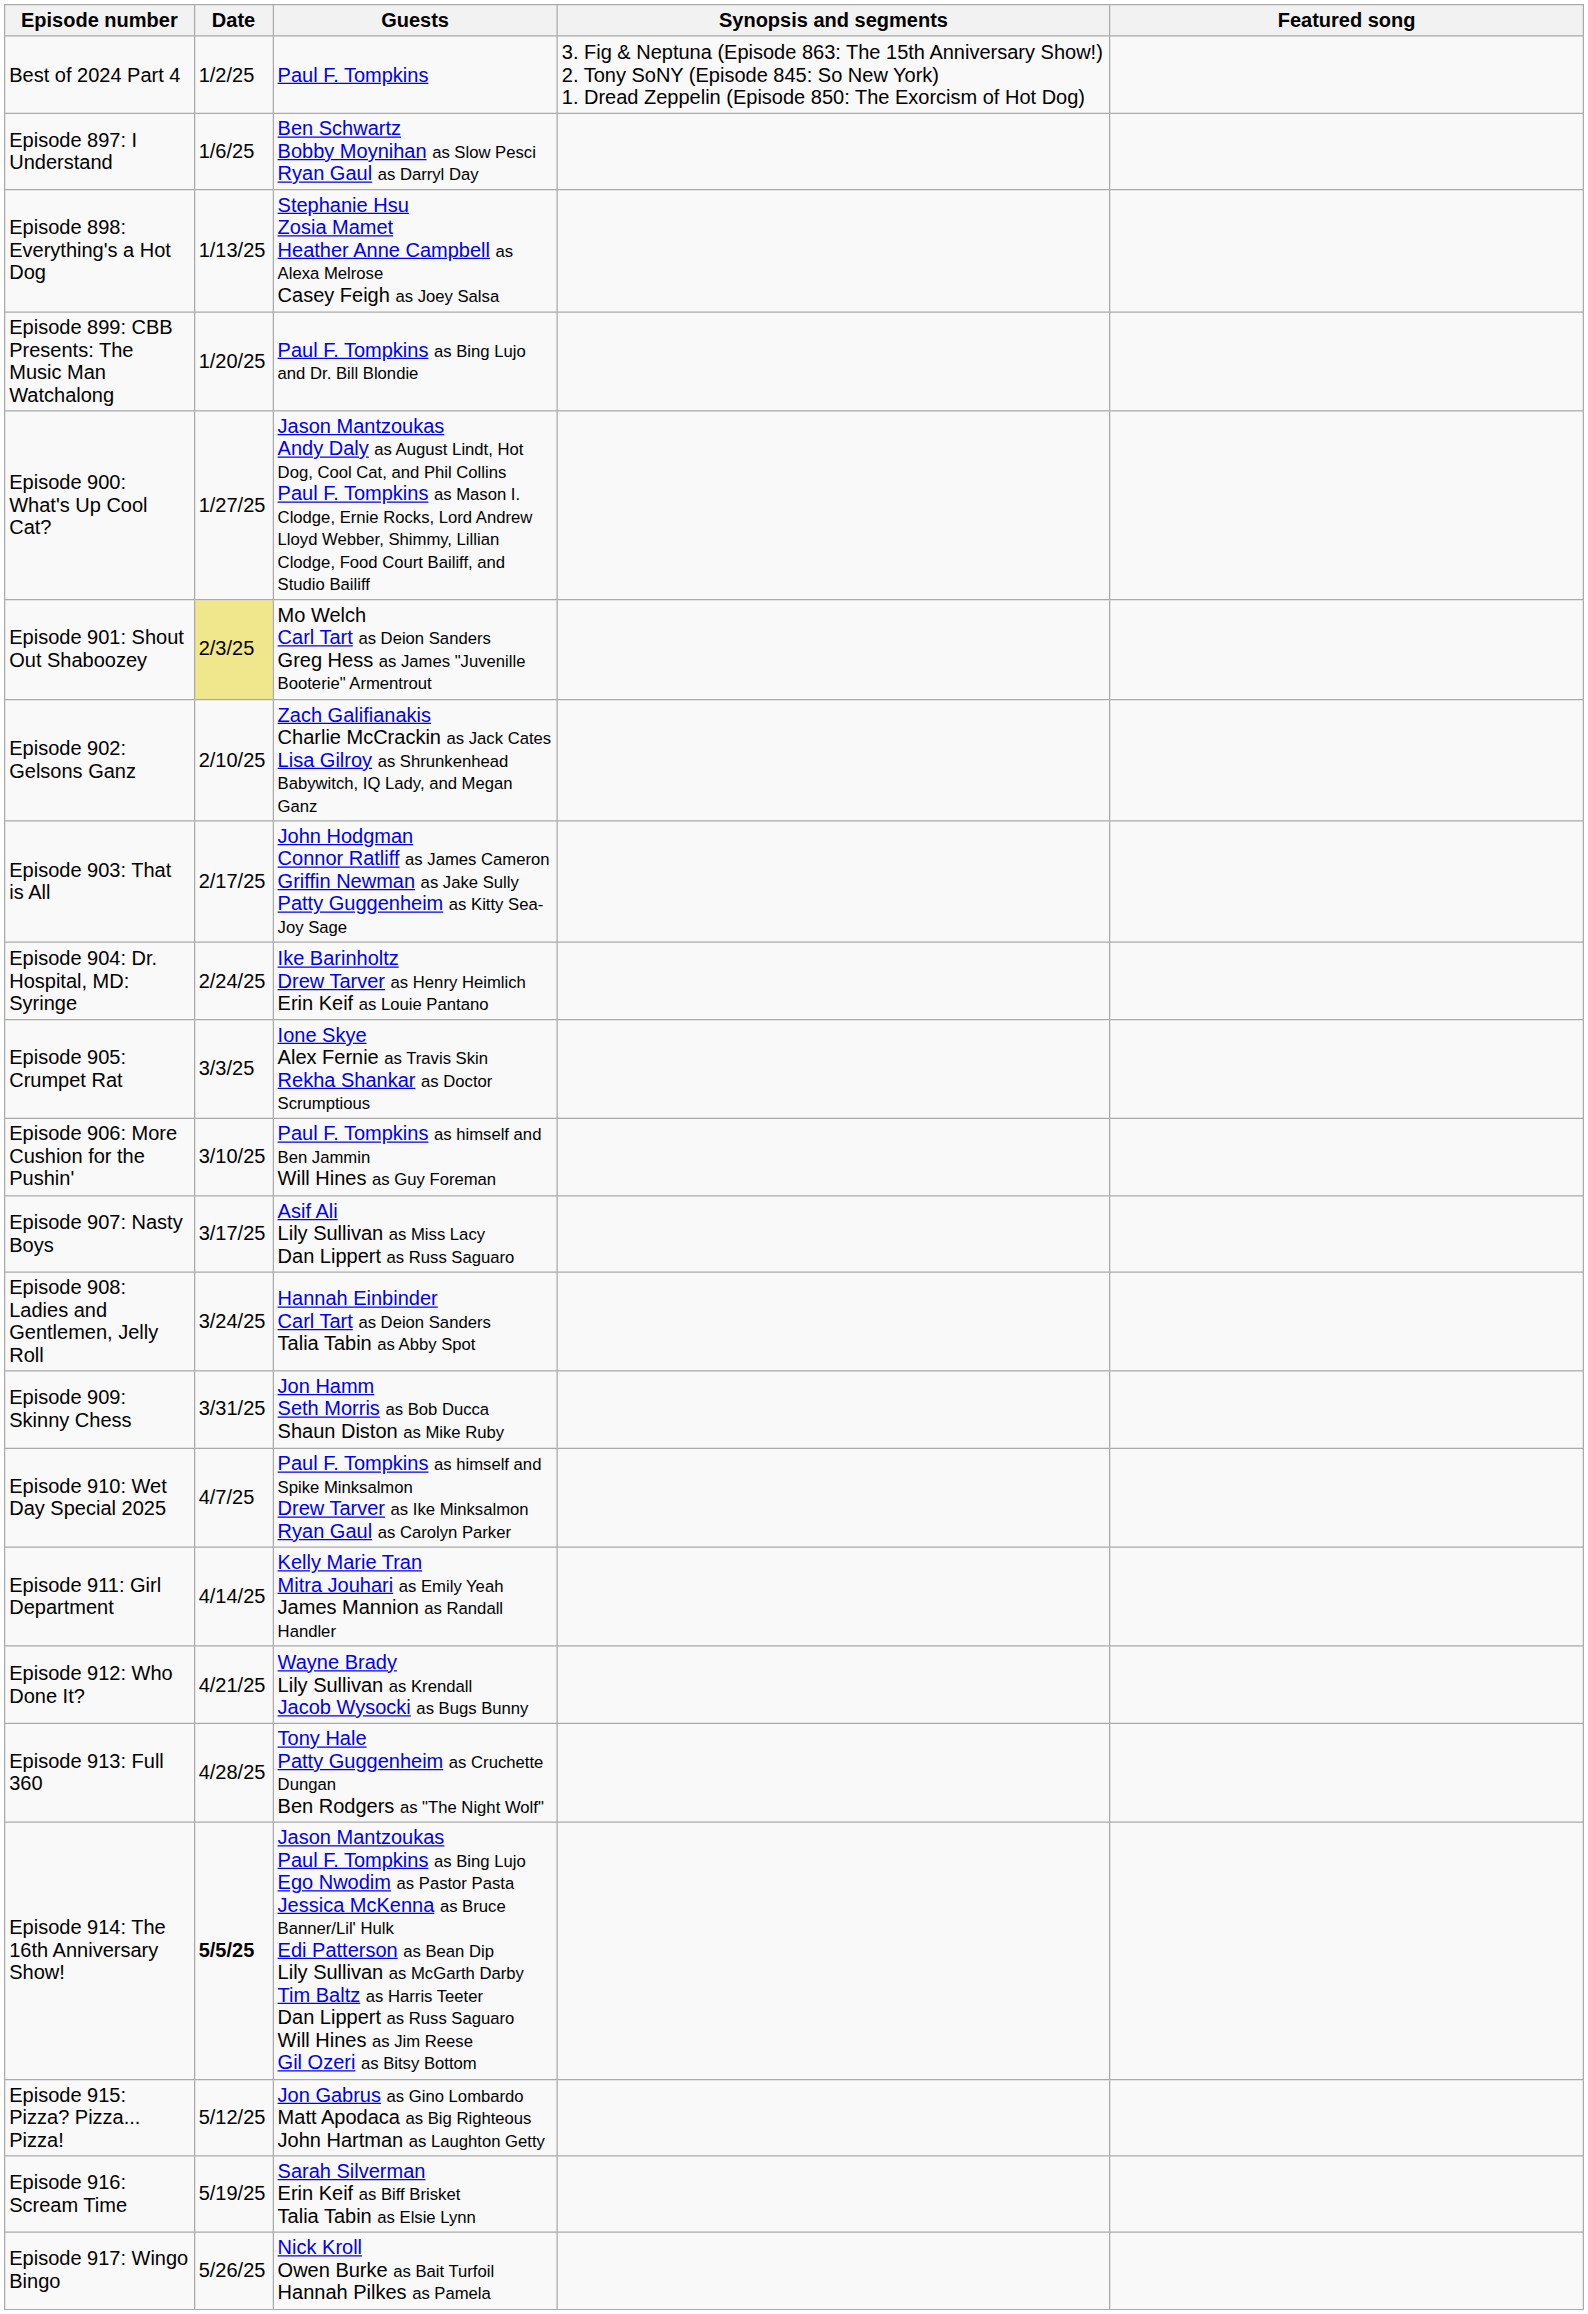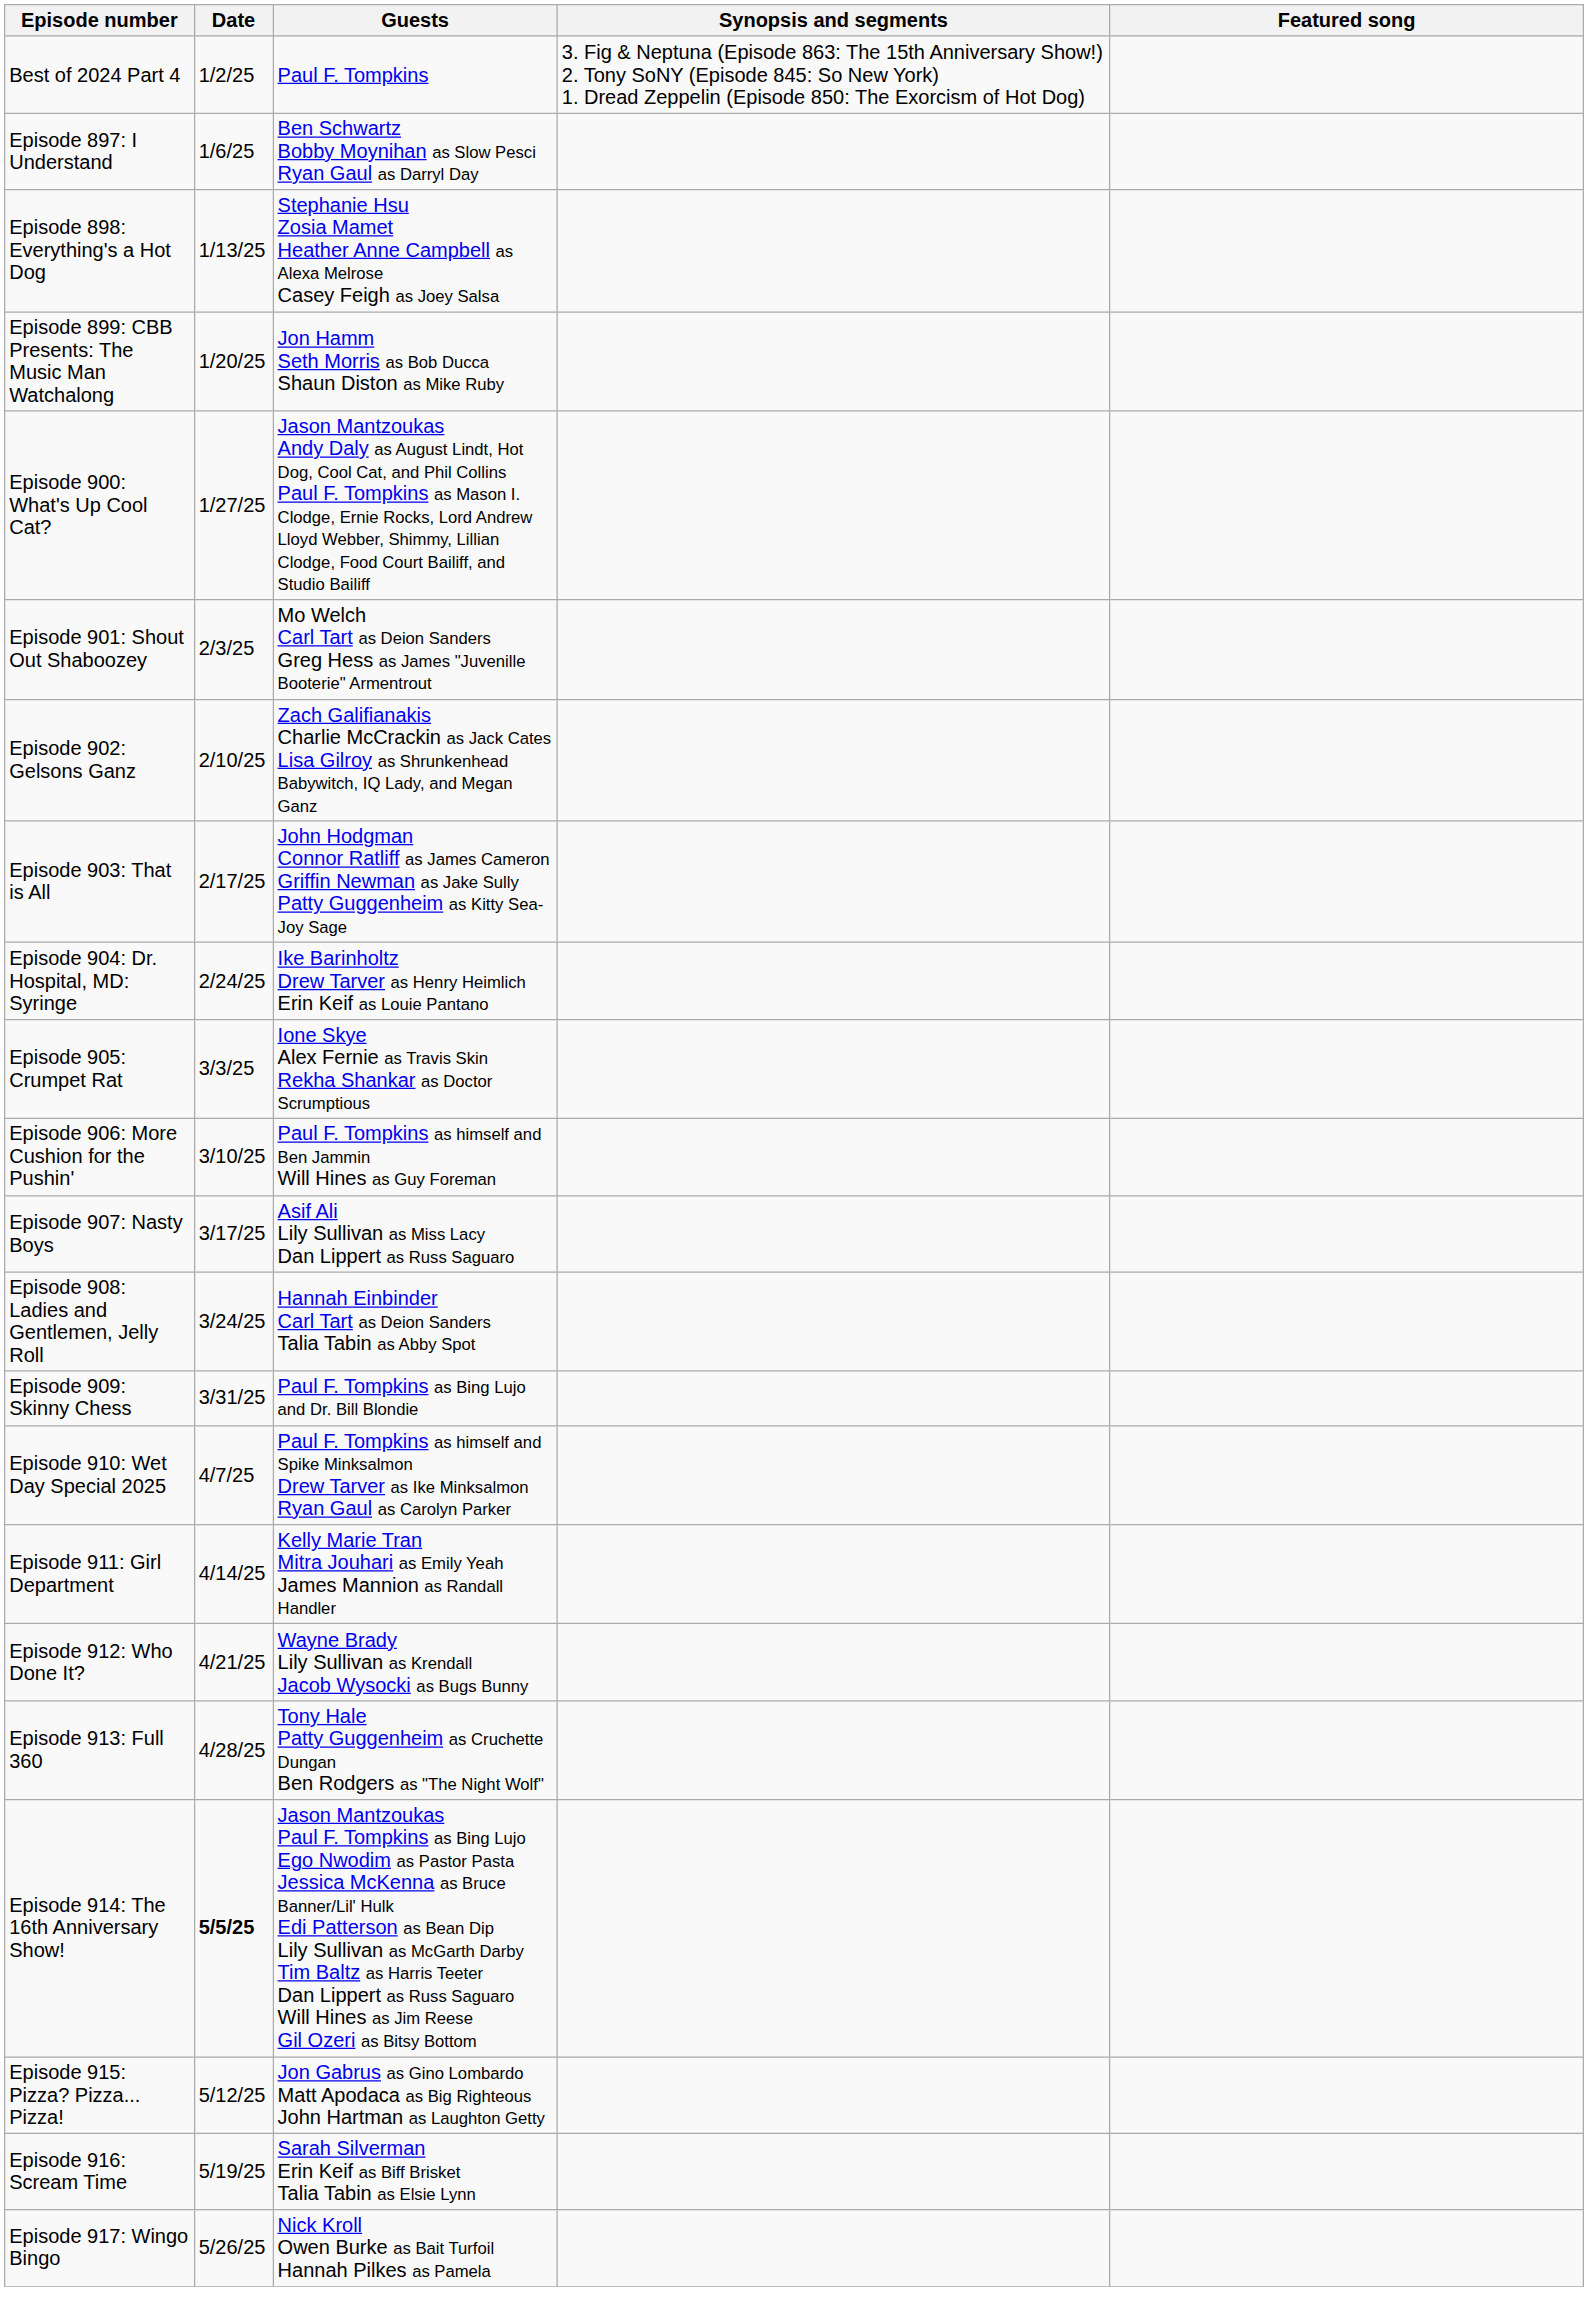(402, 360) Paul F. Tompkins as Bing Lujo and Dr. Bill Blondie -> (391, 360) Jon Hamm Seth Morris as Bob Ducca Shaun Diston as Mike Ruby
(226, 649) khaki background -> (226, 649) no background
(391, 1409) Jon Hamm Seth Morris as Bob Ducca Shaun Diston as Mike Ruby -> (402, 1398) Paul F. Tompkins as Bing Lujo and Dr. Bill Blondie
